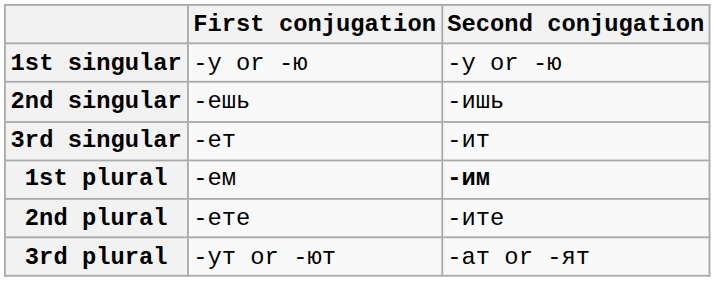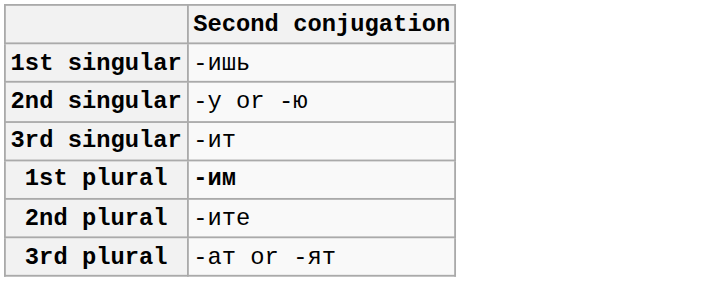- column: (315, 24)
(504, 63) -у or -ю -> (222, 63) -ишь
(476, 102) -ишь -> (250, 102) -у or -ю
